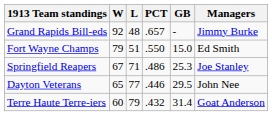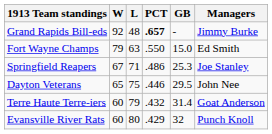(155, 31) normal -> (155, 31) bold
(134, 48) 51 -> (134, 48) 63
(134, 84) 77 -> (134, 84) 75
+ row: (56, 119)
